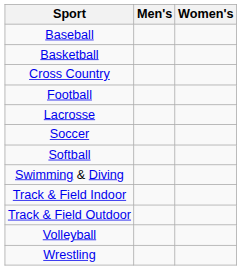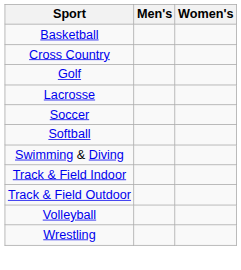- row: (69, 34)
- row: (69, 94)
+ row: (69, 74)
